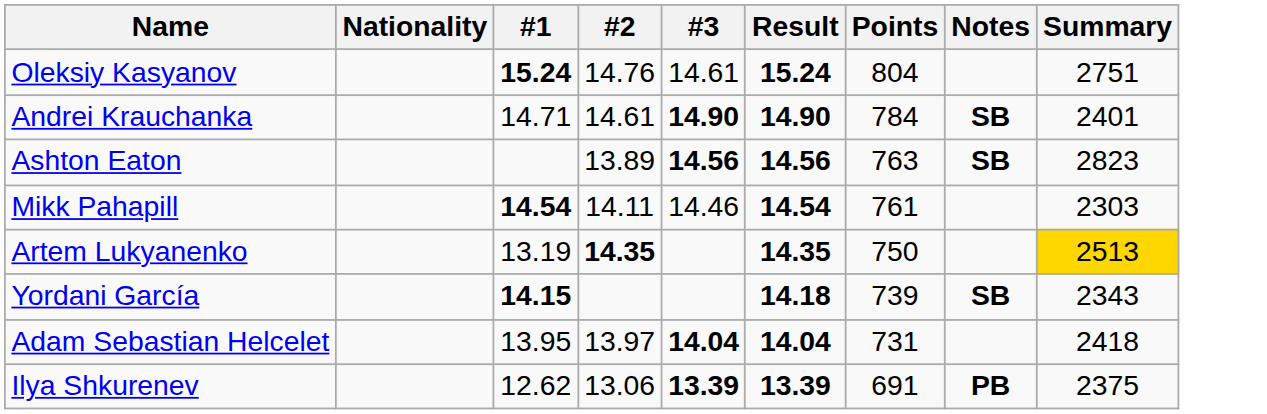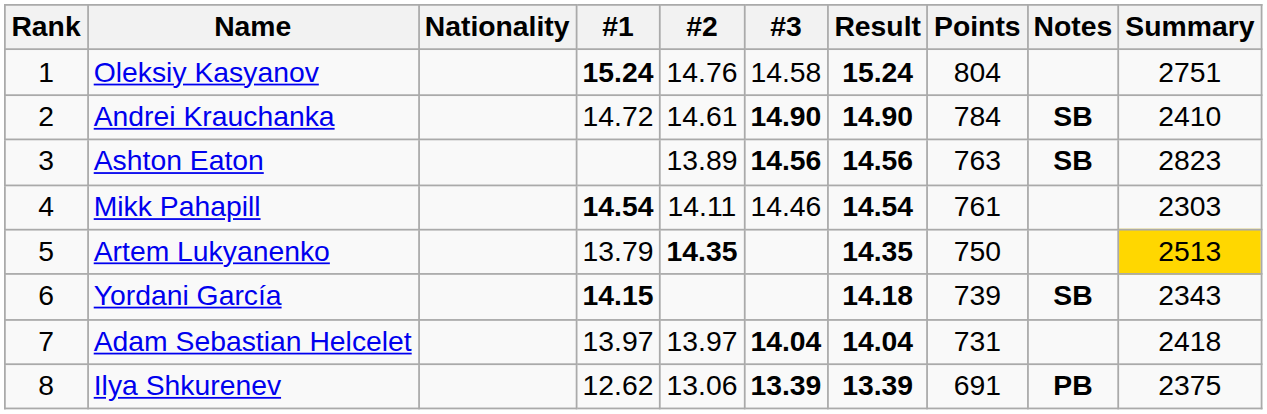+ column: (46, 26)
(704, 71) 14.61 -> (786, 71) 14.58
(536, 116) 14.71 -> (618, 116) 14.72
(1108, 116) 2401 -> (1190, 116) 2410
(536, 251) 13.19 -> (618, 251) 13.79
(536, 341) 13.95 -> (618, 341) 13.97
